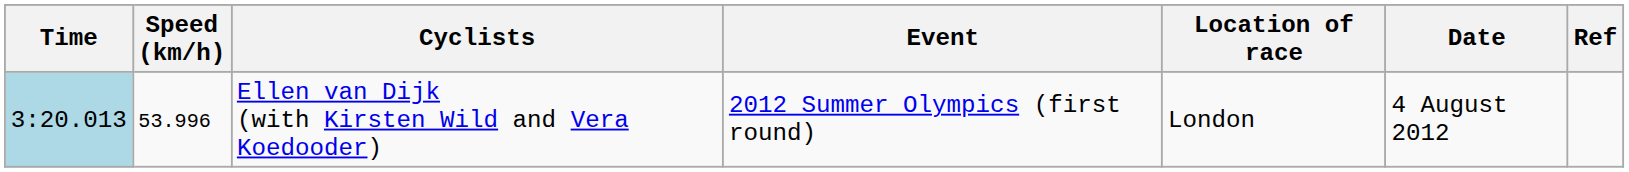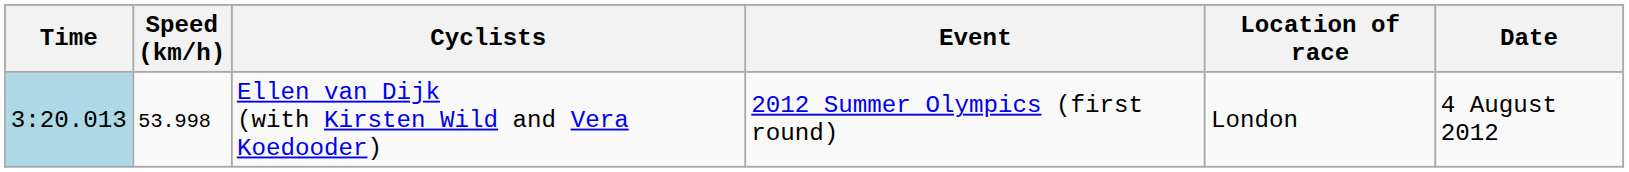- column: (1596, 39)
(175, 121) 53.996 -> (175, 121) 53.998
